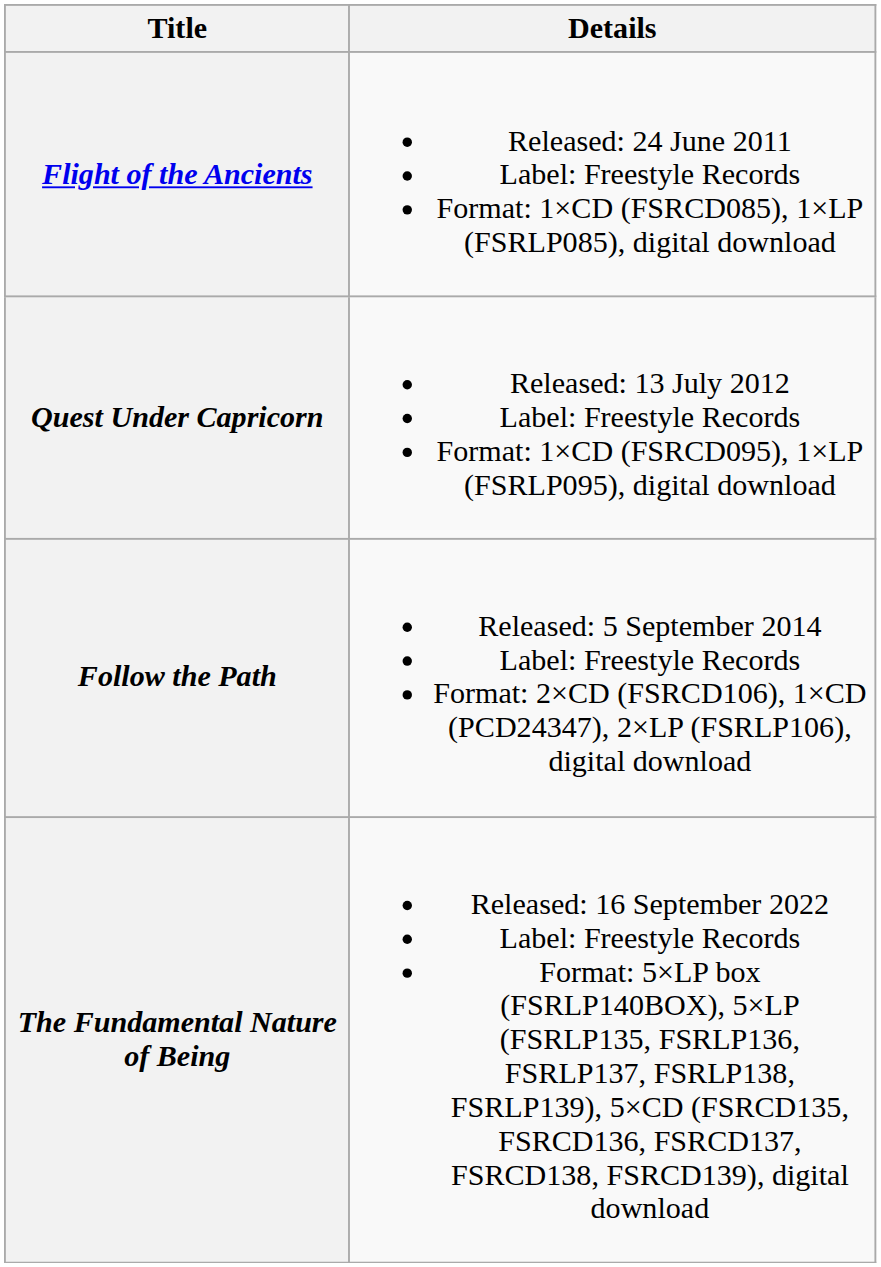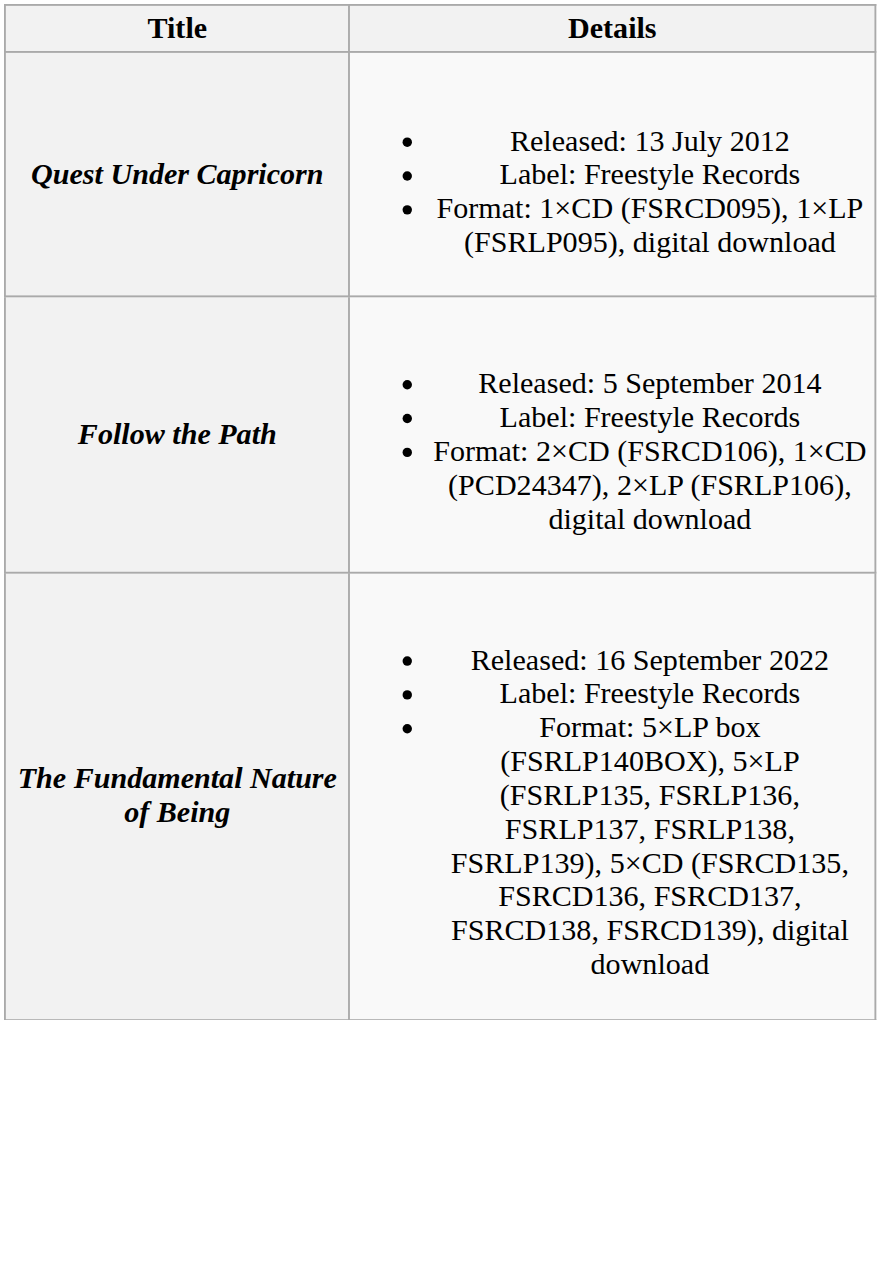- row: (177, 173)
